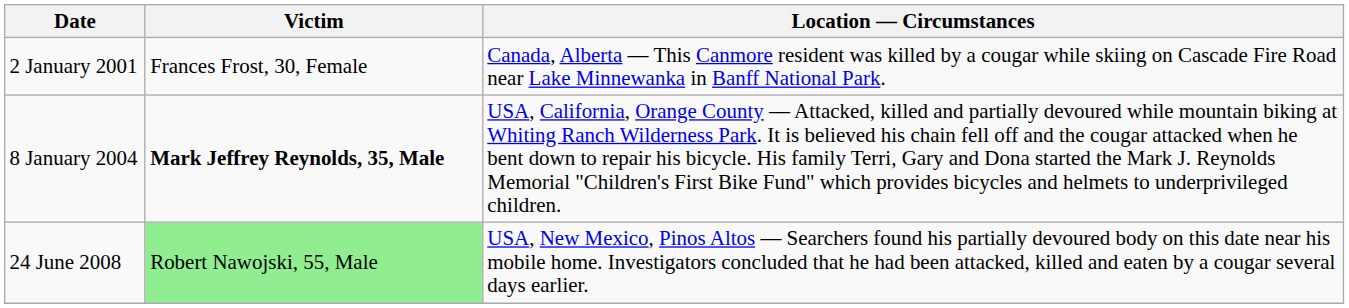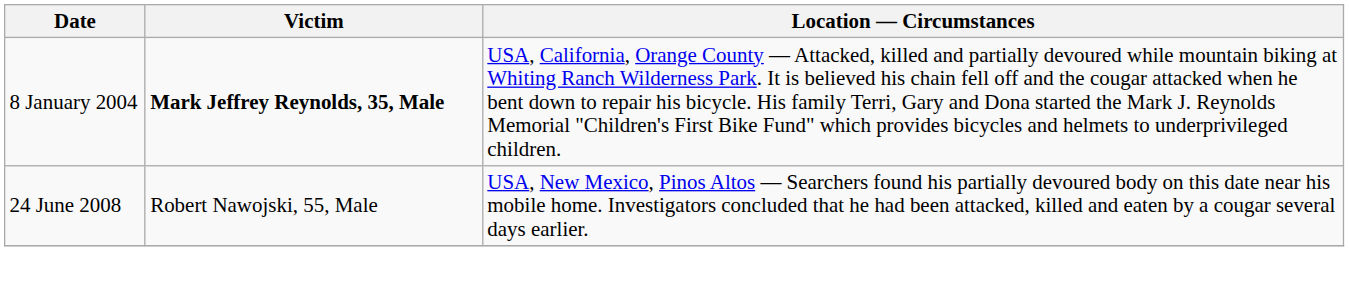- row: (74, 66)
(264, 262) lightgreen background -> (264, 205) no background
